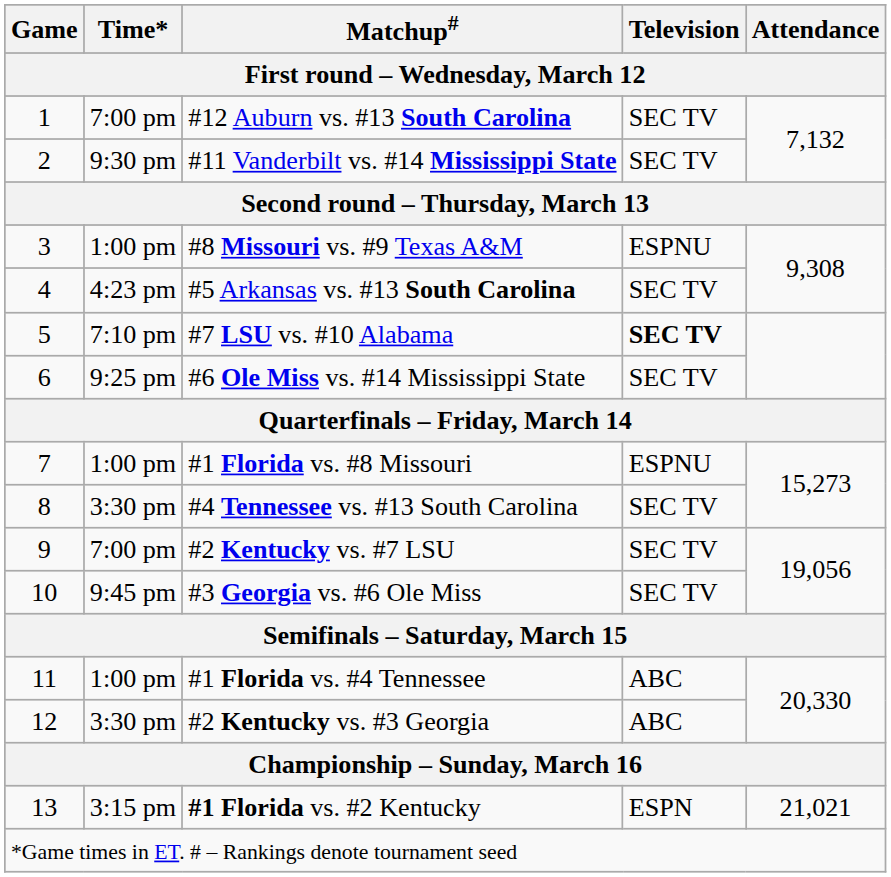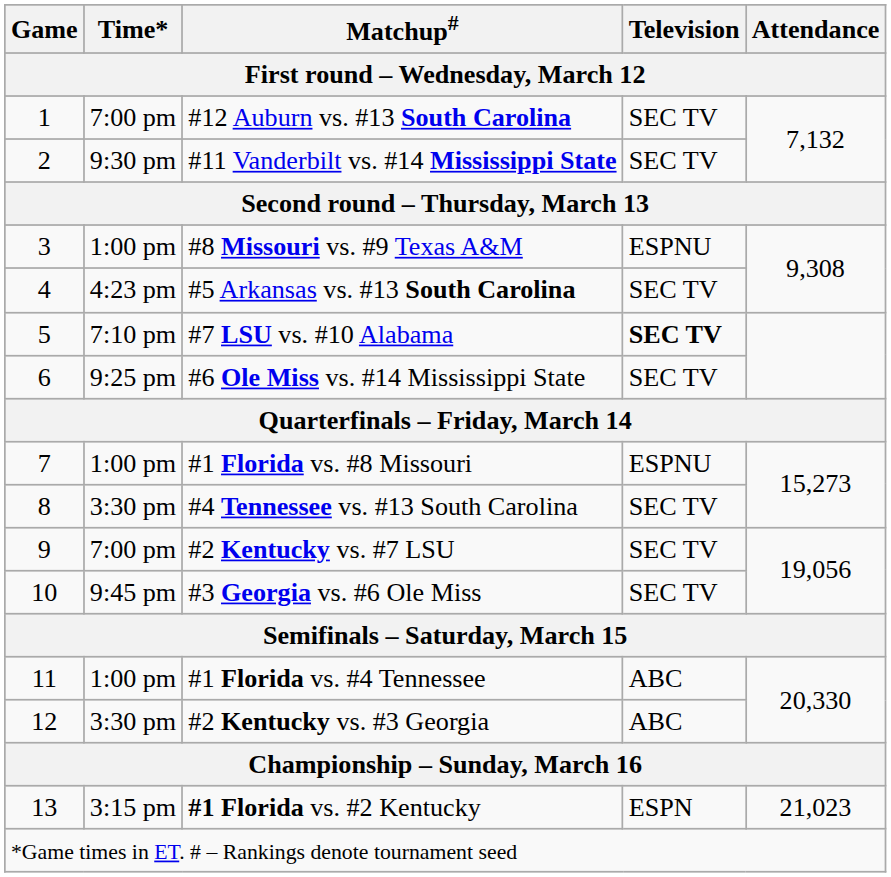(816, 807) 21,021 -> (816, 807) 21,023
